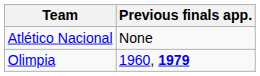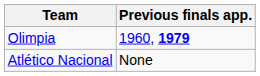rows swapped: (32, 60) <-> (60, 37)
